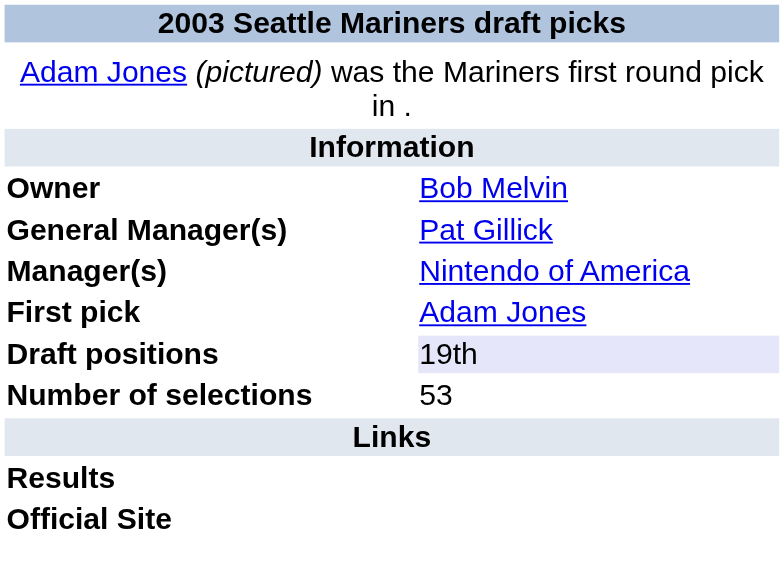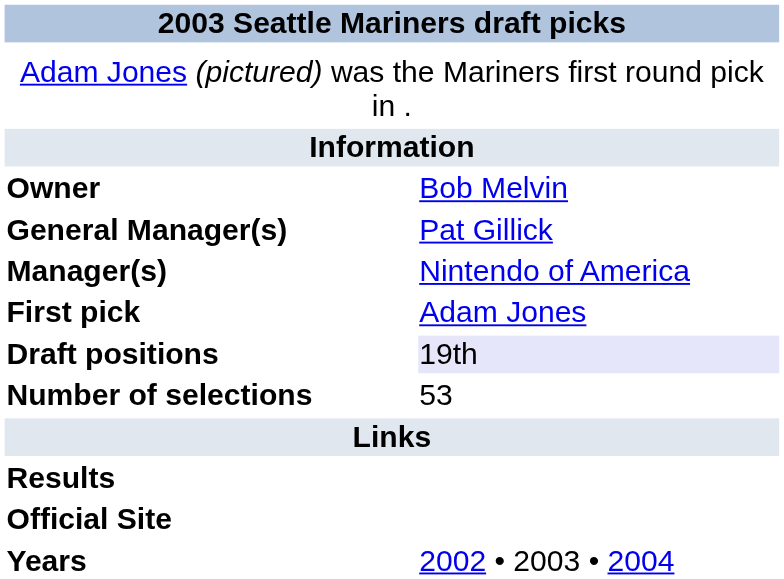+ row: (47, 560)
